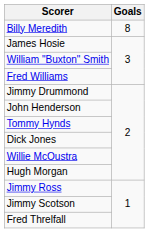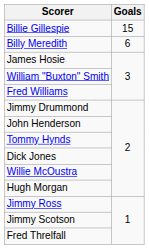+ row: (38, 28)
(128, 28) 8 -> (128, 44) 6
